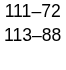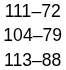+ row: (33, 35)
